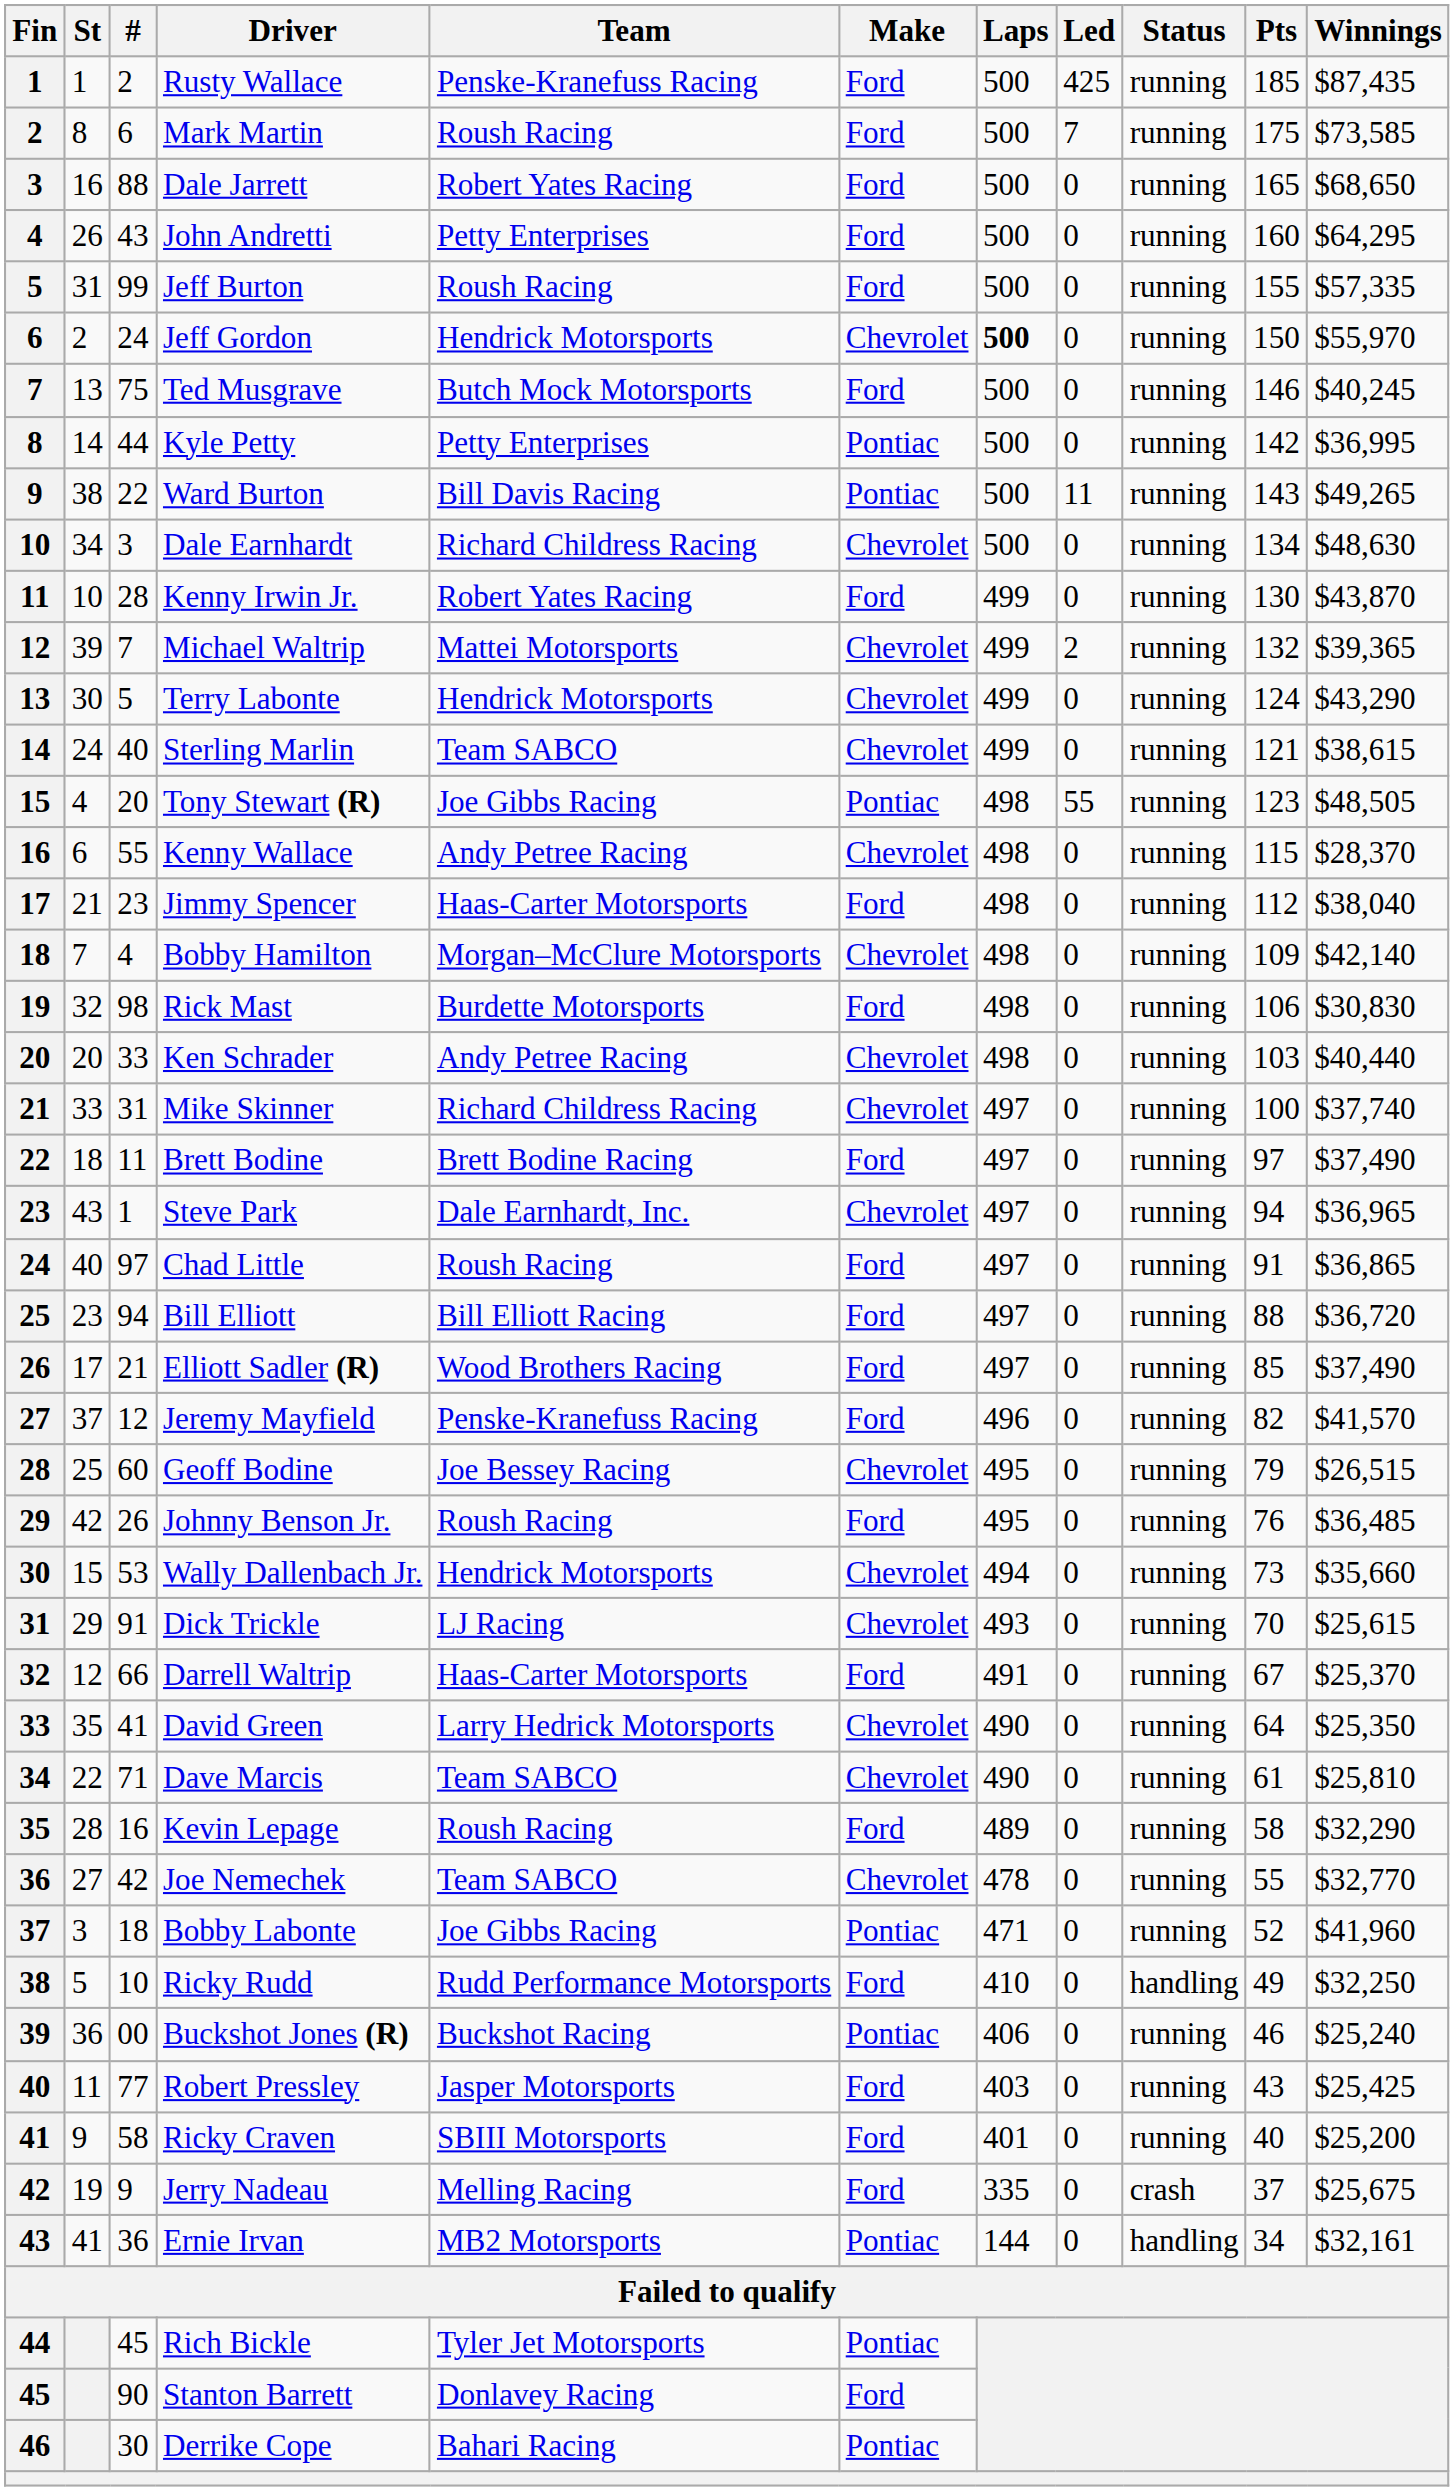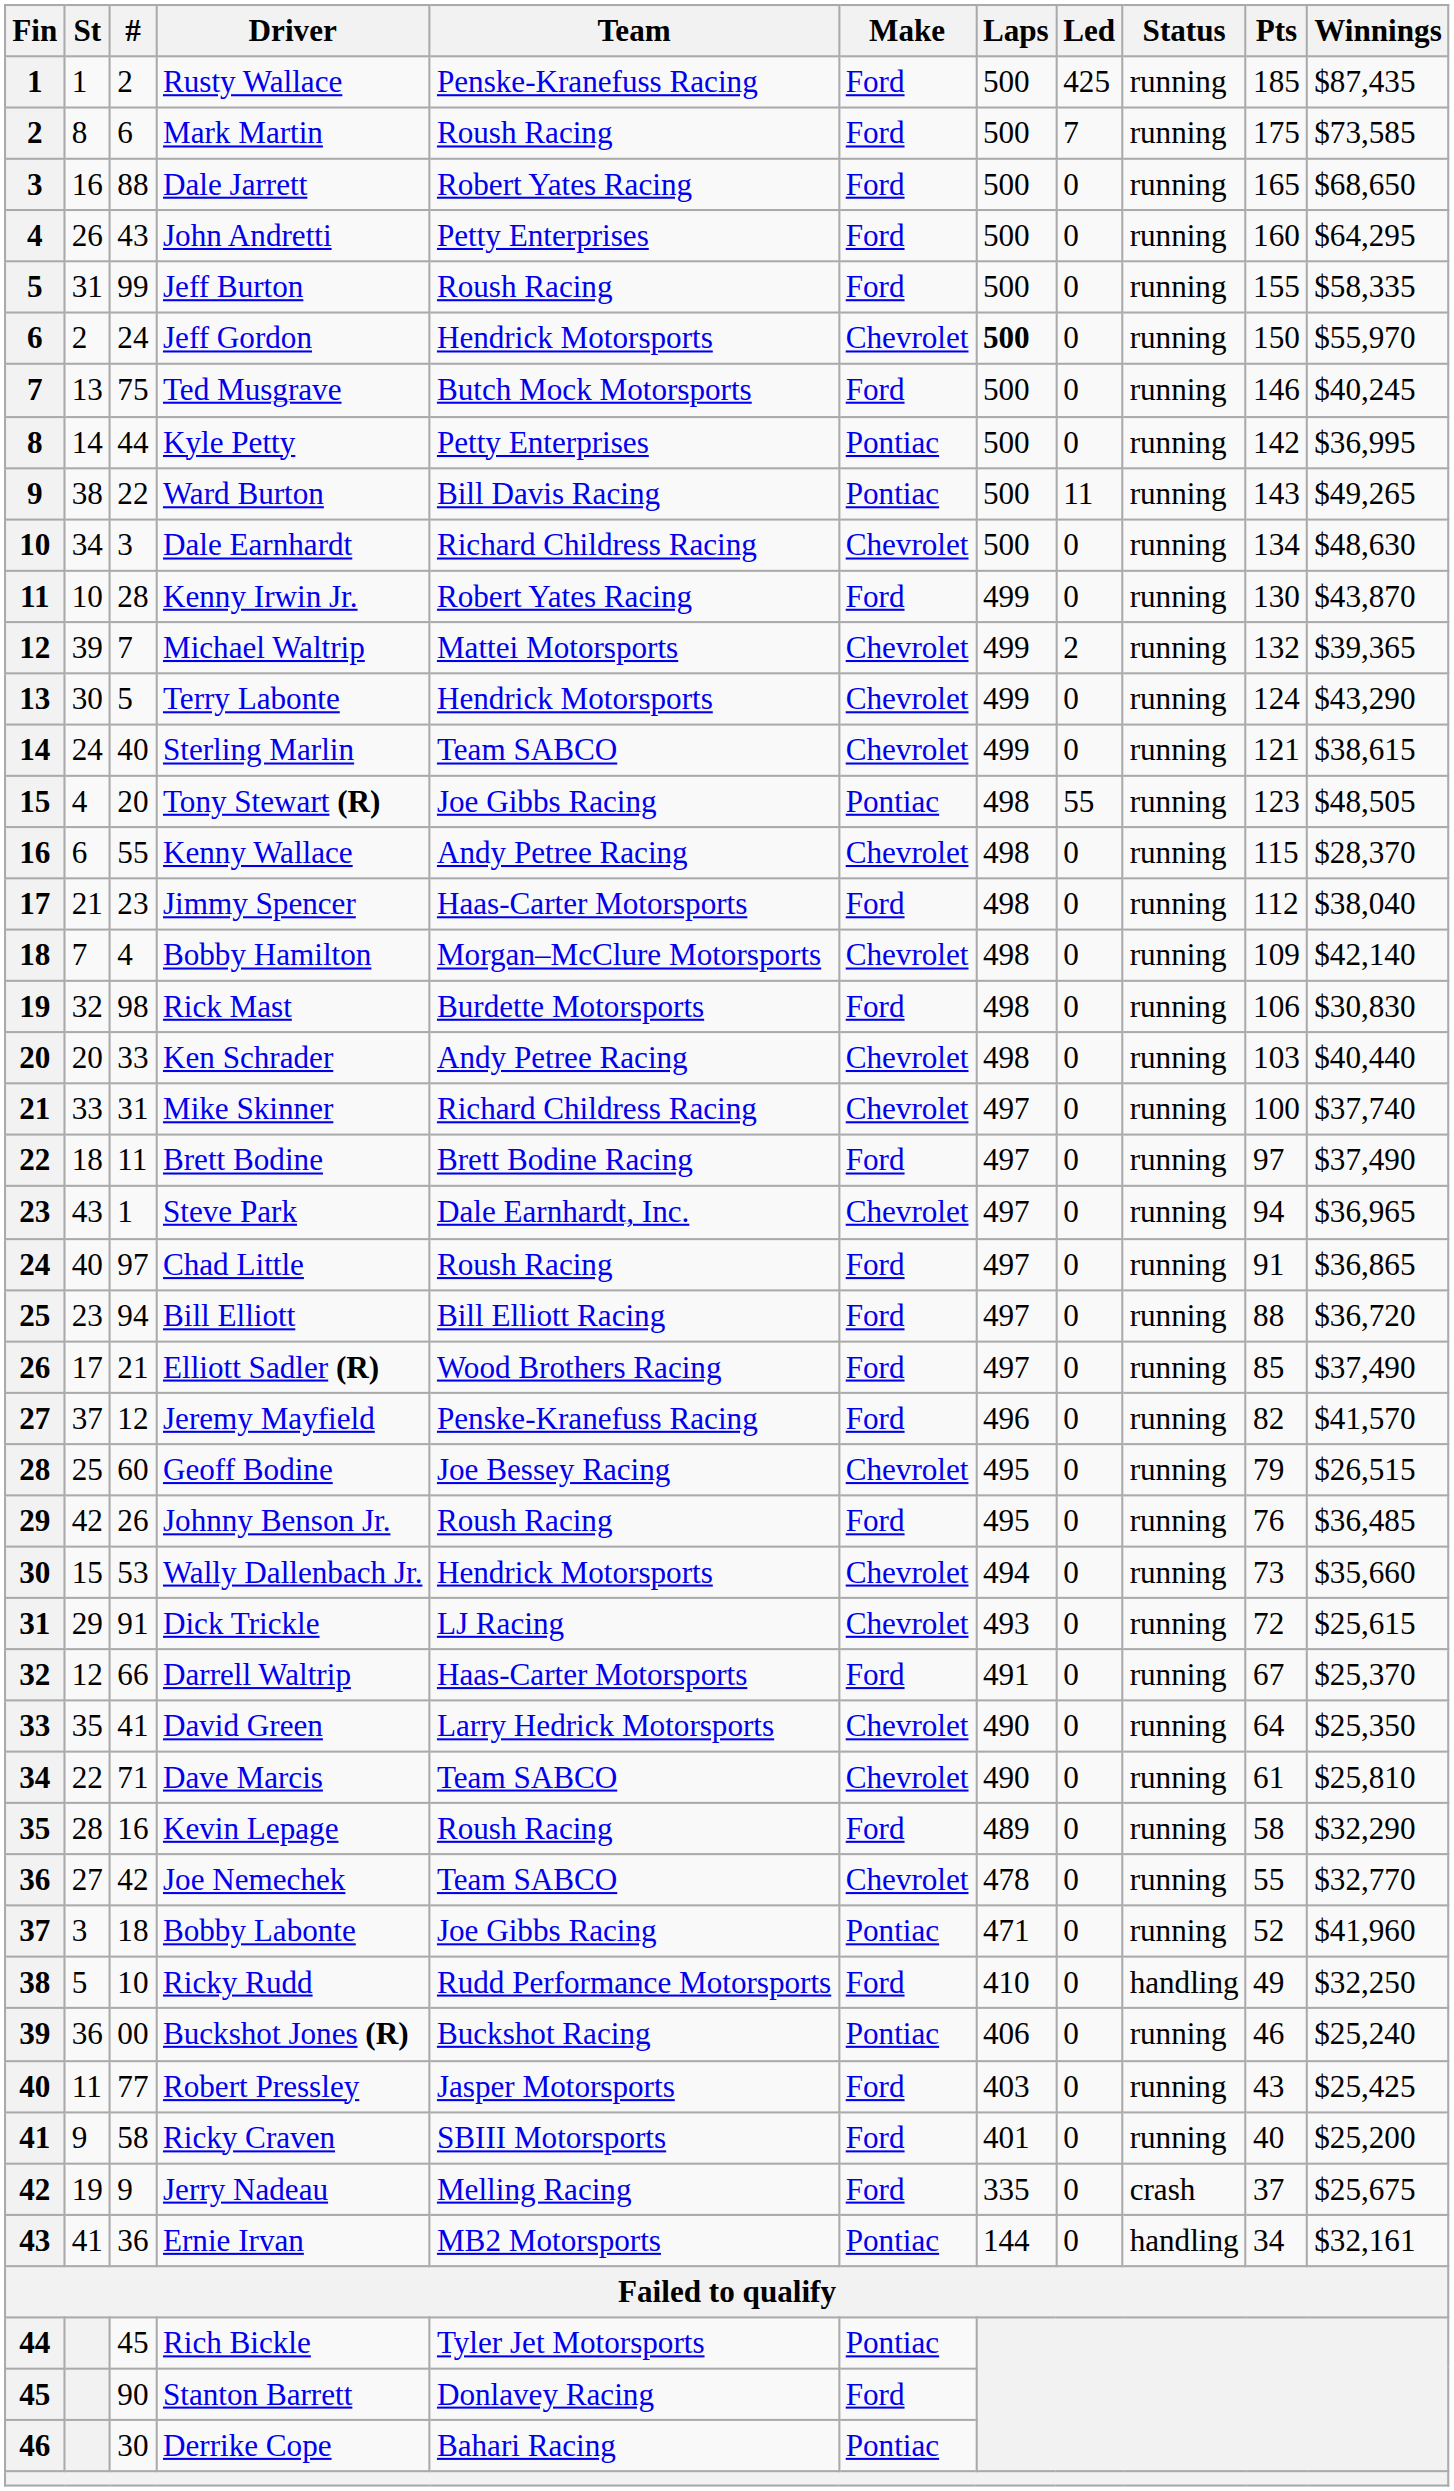(1365, 287) $57,335 -> (1365, 287) $58,335
(1269, 1623) 70 -> (1269, 1623) 72
